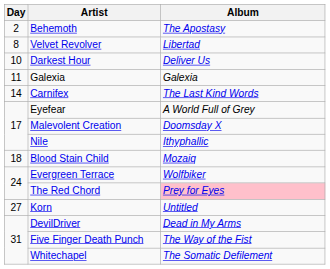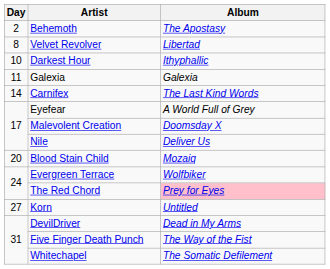(187, 61) Deliver Us -> (186, 61) Ithyphallic
(186, 142) Ithyphallic -> (187, 142) Deliver Us
(16, 158) 18 -> (16, 158) 20
